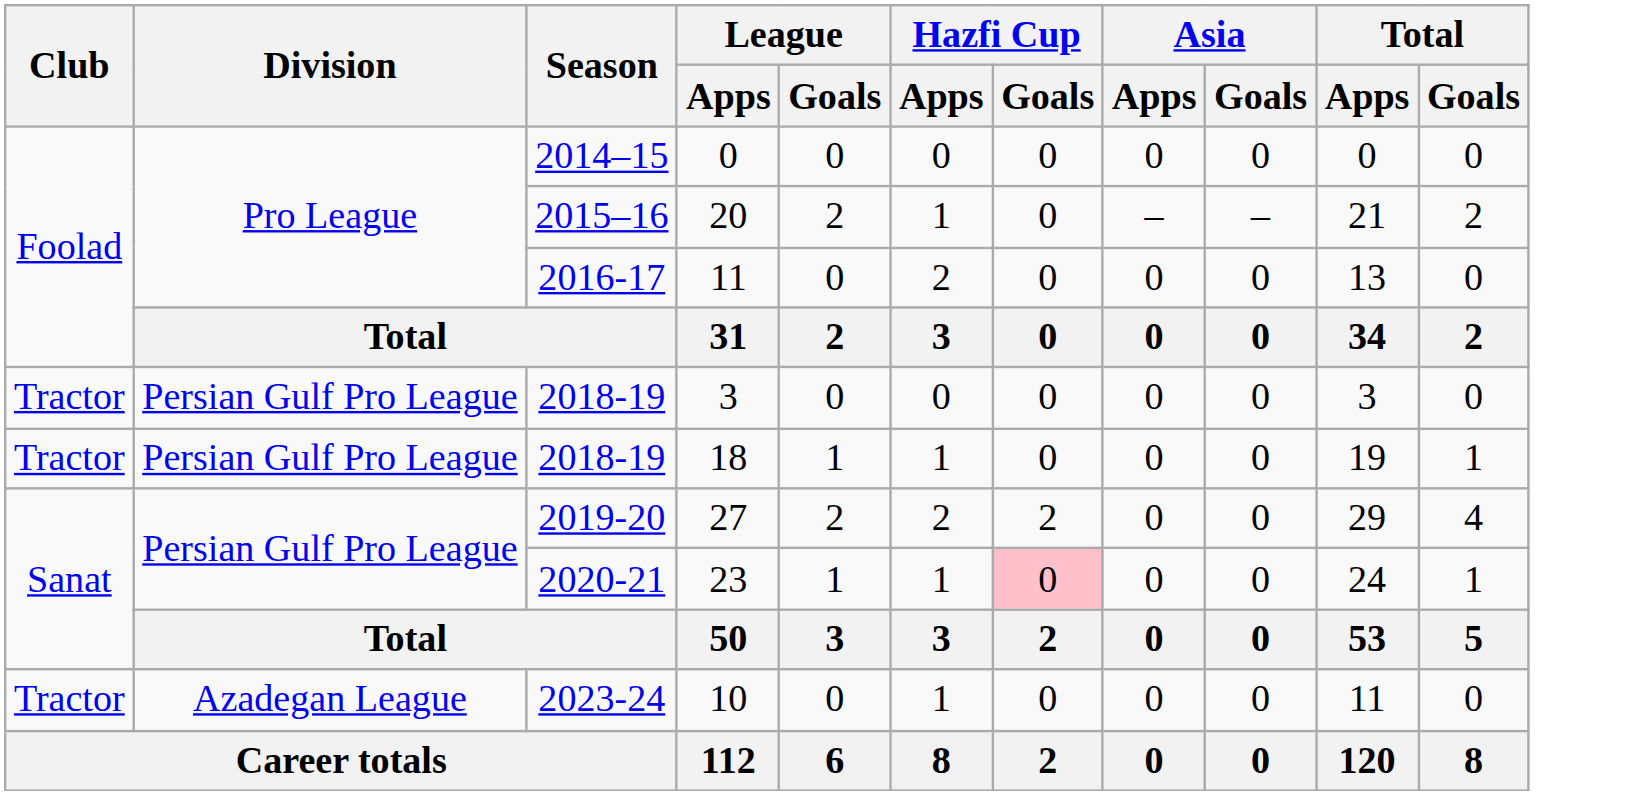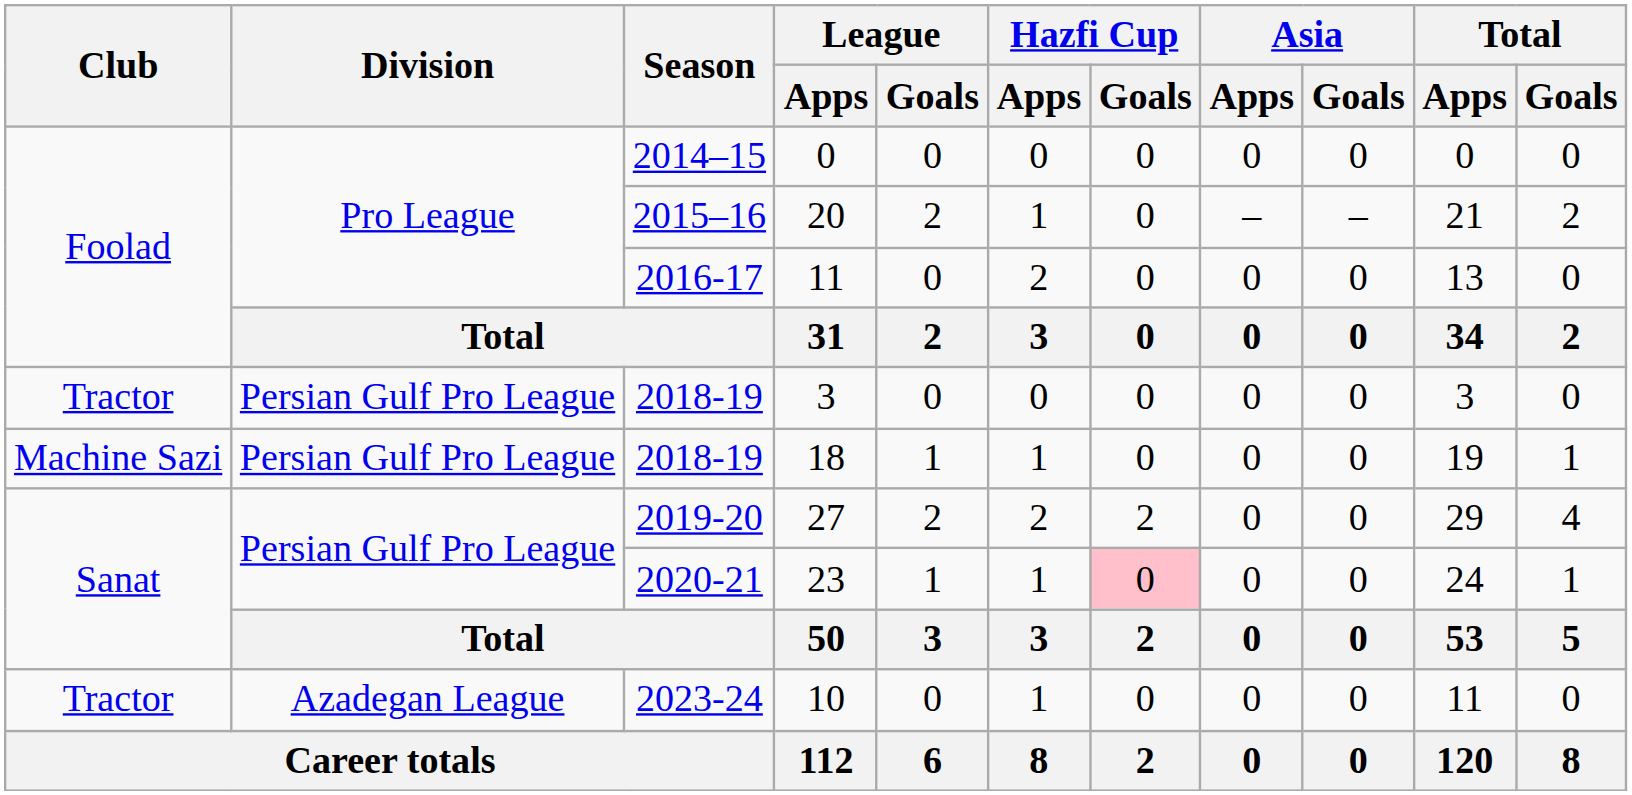(69, 457) Tractor -> (118, 457) Machine Sazi
